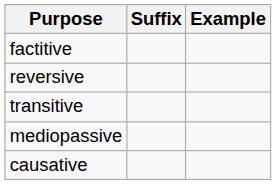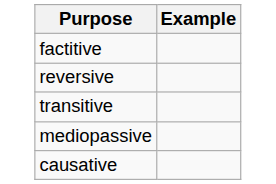- column: (156, 19)
